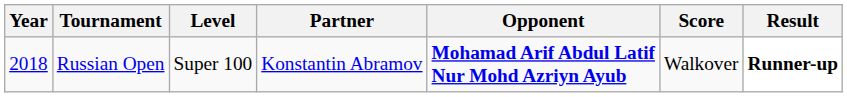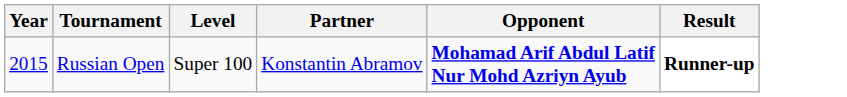- column: (701, 20)
(28, 64) 2018 -> (28, 64) 2015
